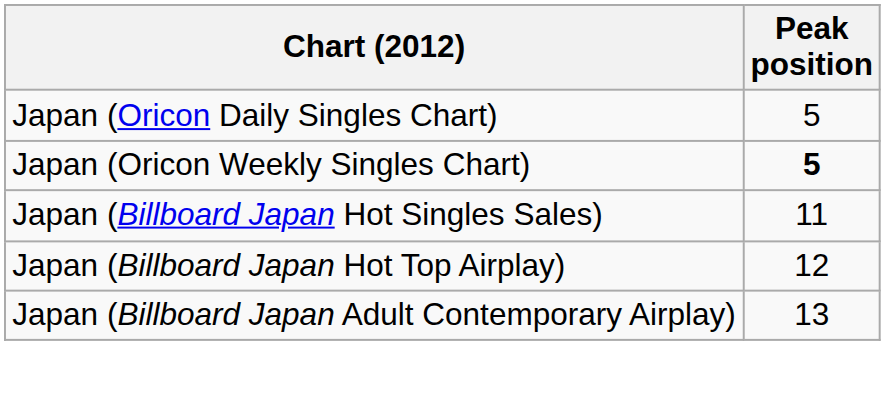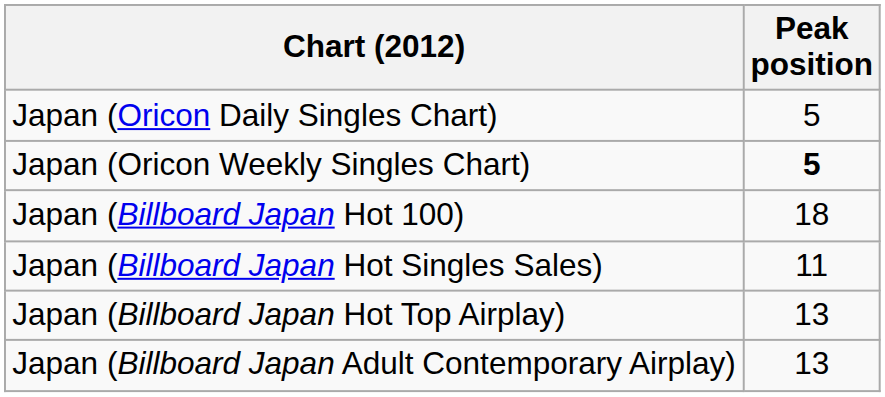+ row: (238, 214)
(812, 264) 12 -> (812, 314) 13
